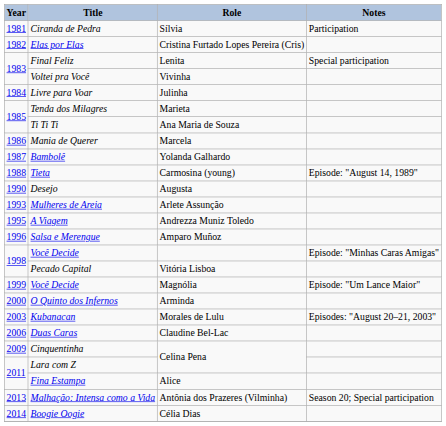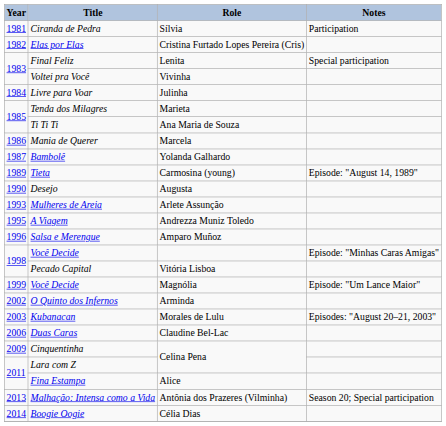(16, 173) 1988 -> (16, 173) 1989
(16, 301) 2000 -> (16, 301) 2002
